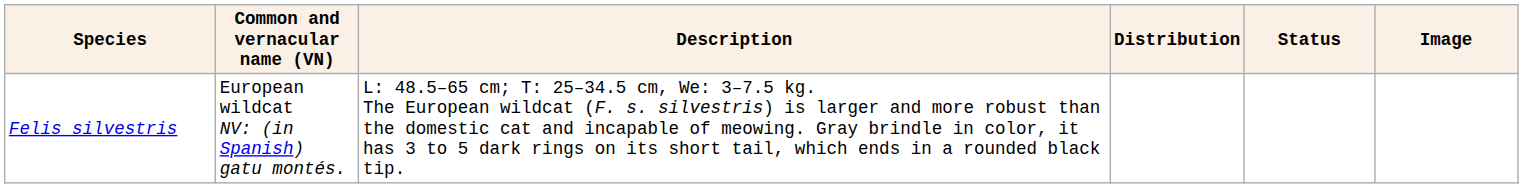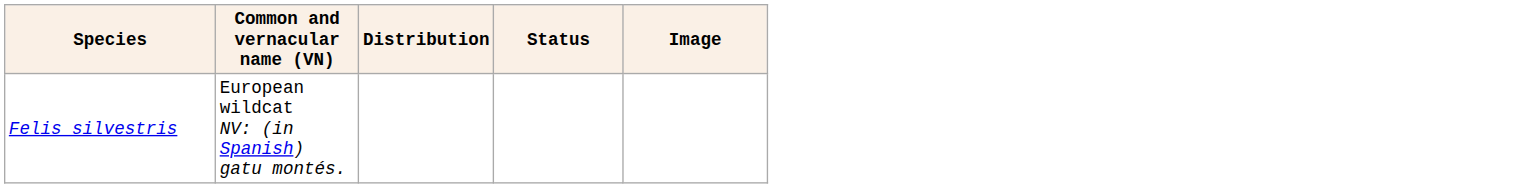- column: (734, 39)
